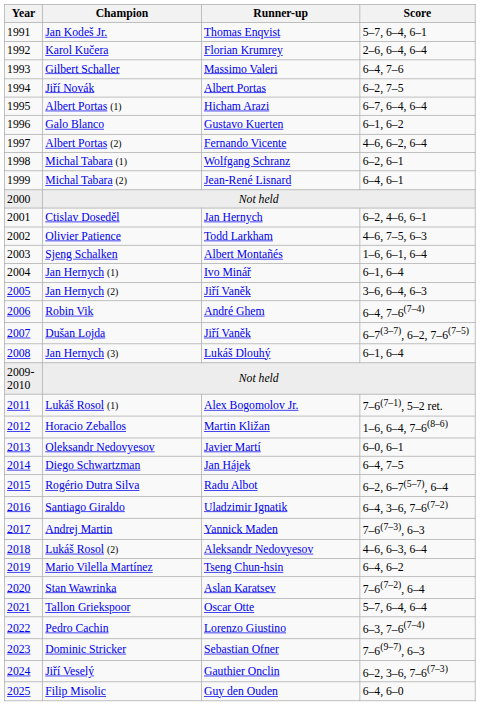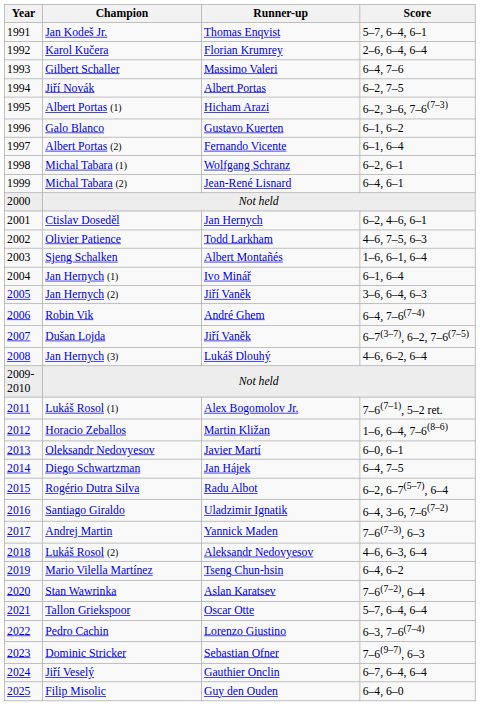(395, 106) 6–7, 6–4, 6–4 -> (405, 107) 6–2, 3–6, 7–6(7–3)
(395, 143) 4–6, 6–2, 6–4 -> (383, 146) 6–1, 6–4
(383, 353) 6–1, 6–4 -> (395, 356) 4–6, 6–2, 6–4
(405, 671) 6–2, 3–6, 7–6(7–3) -> (395, 672) 6–7, 6–4, 6–4
